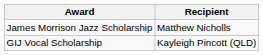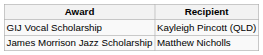rows swapped: (54, 43) <-> (80, 27)
